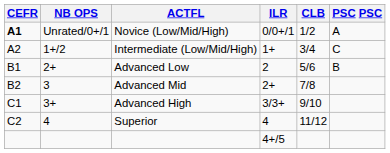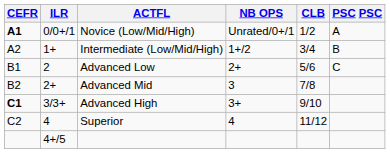columns swapped: (278, 13) <-> (76, 13)
(336, 49) C -> (336, 49) B
(336, 67) B -> (336, 67) C
(14, 103) normal -> (14, 103) bold
